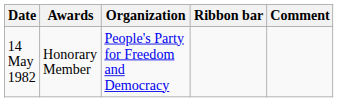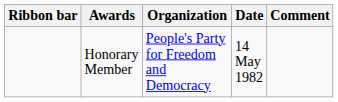columns swapped: (229, 15) <-> (22, 15)
